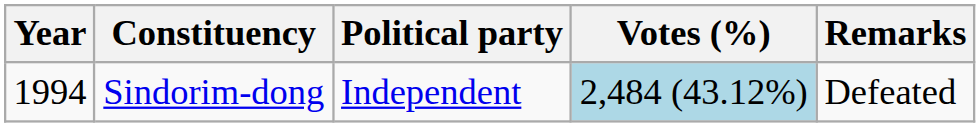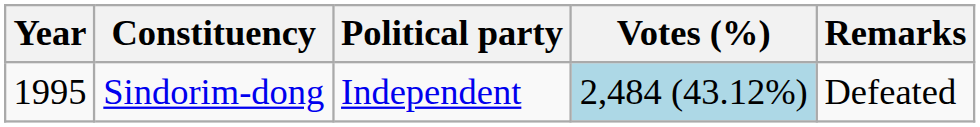(50, 91) 1994 -> (50, 91) 1995
